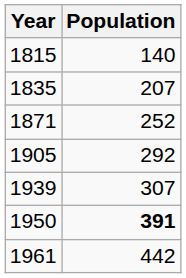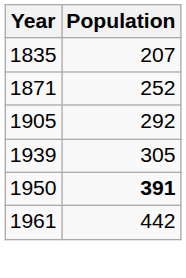- row: (33, 54)
(158, 188) 307 -> (158, 155) 305
